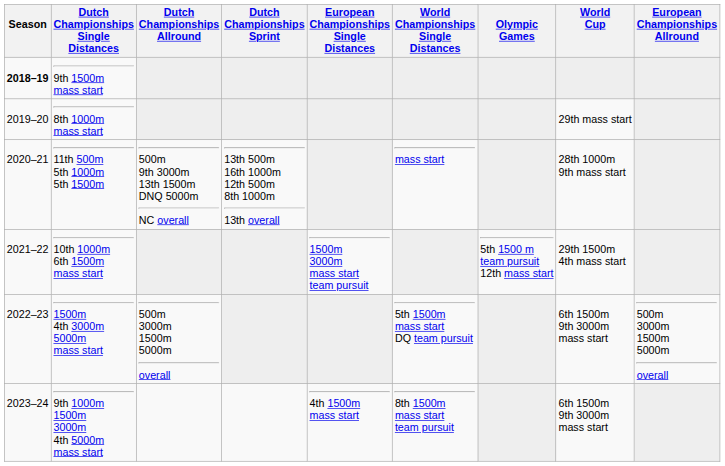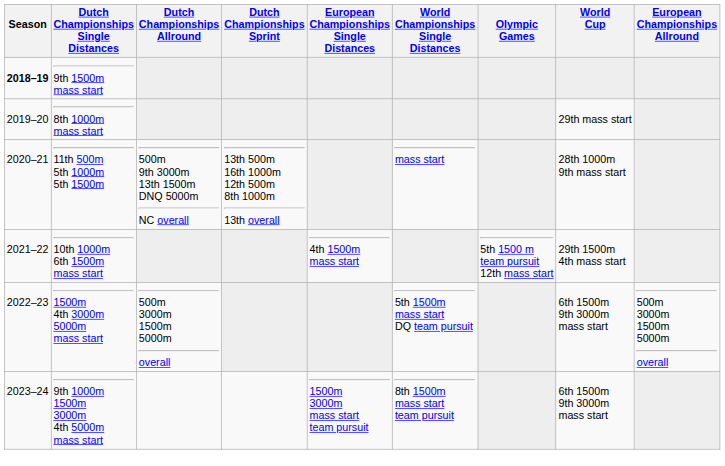(350, 264) 1500m 3000m mass start team pursuit -> (350, 252) 4th 1500m mass start
(350, 407) 4th 1500m mass start -> (350, 407) 1500m 3000m mass start team pursuit
